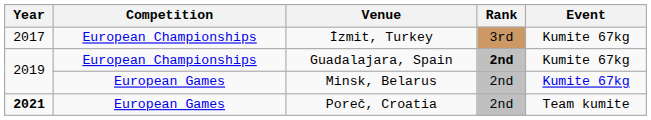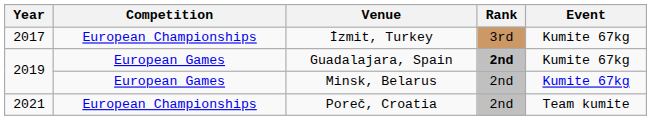(170, 60) European Championships -> (170, 60) European Games
(29, 104) bold -> (29, 104) normal
(170, 104) European Games -> (170, 104) European Championships
